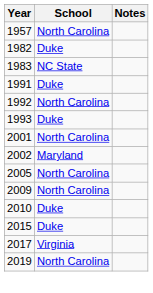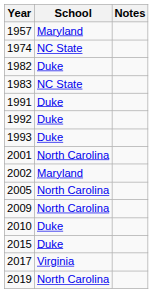(73, 31) North Carolina -> (60, 31) Maryland
+ row: (19, 48)
(73, 102) North Carolina -> (50, 119) Duke
